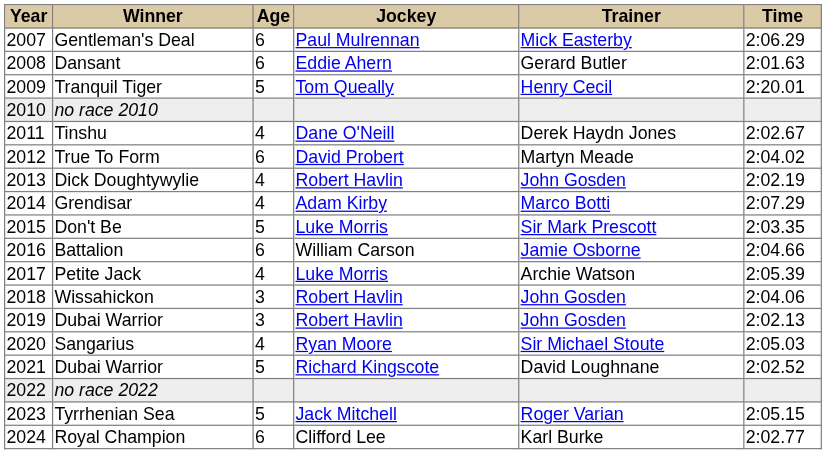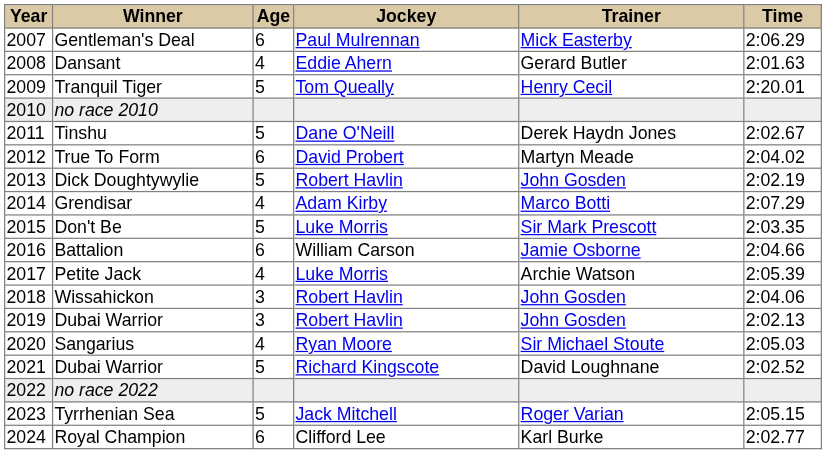(260, 63) 6 -> (260, 63) 4
(260, 133) 4 -> (260, 133) 5
(260, 180) 4 -> (260, 180) 5
